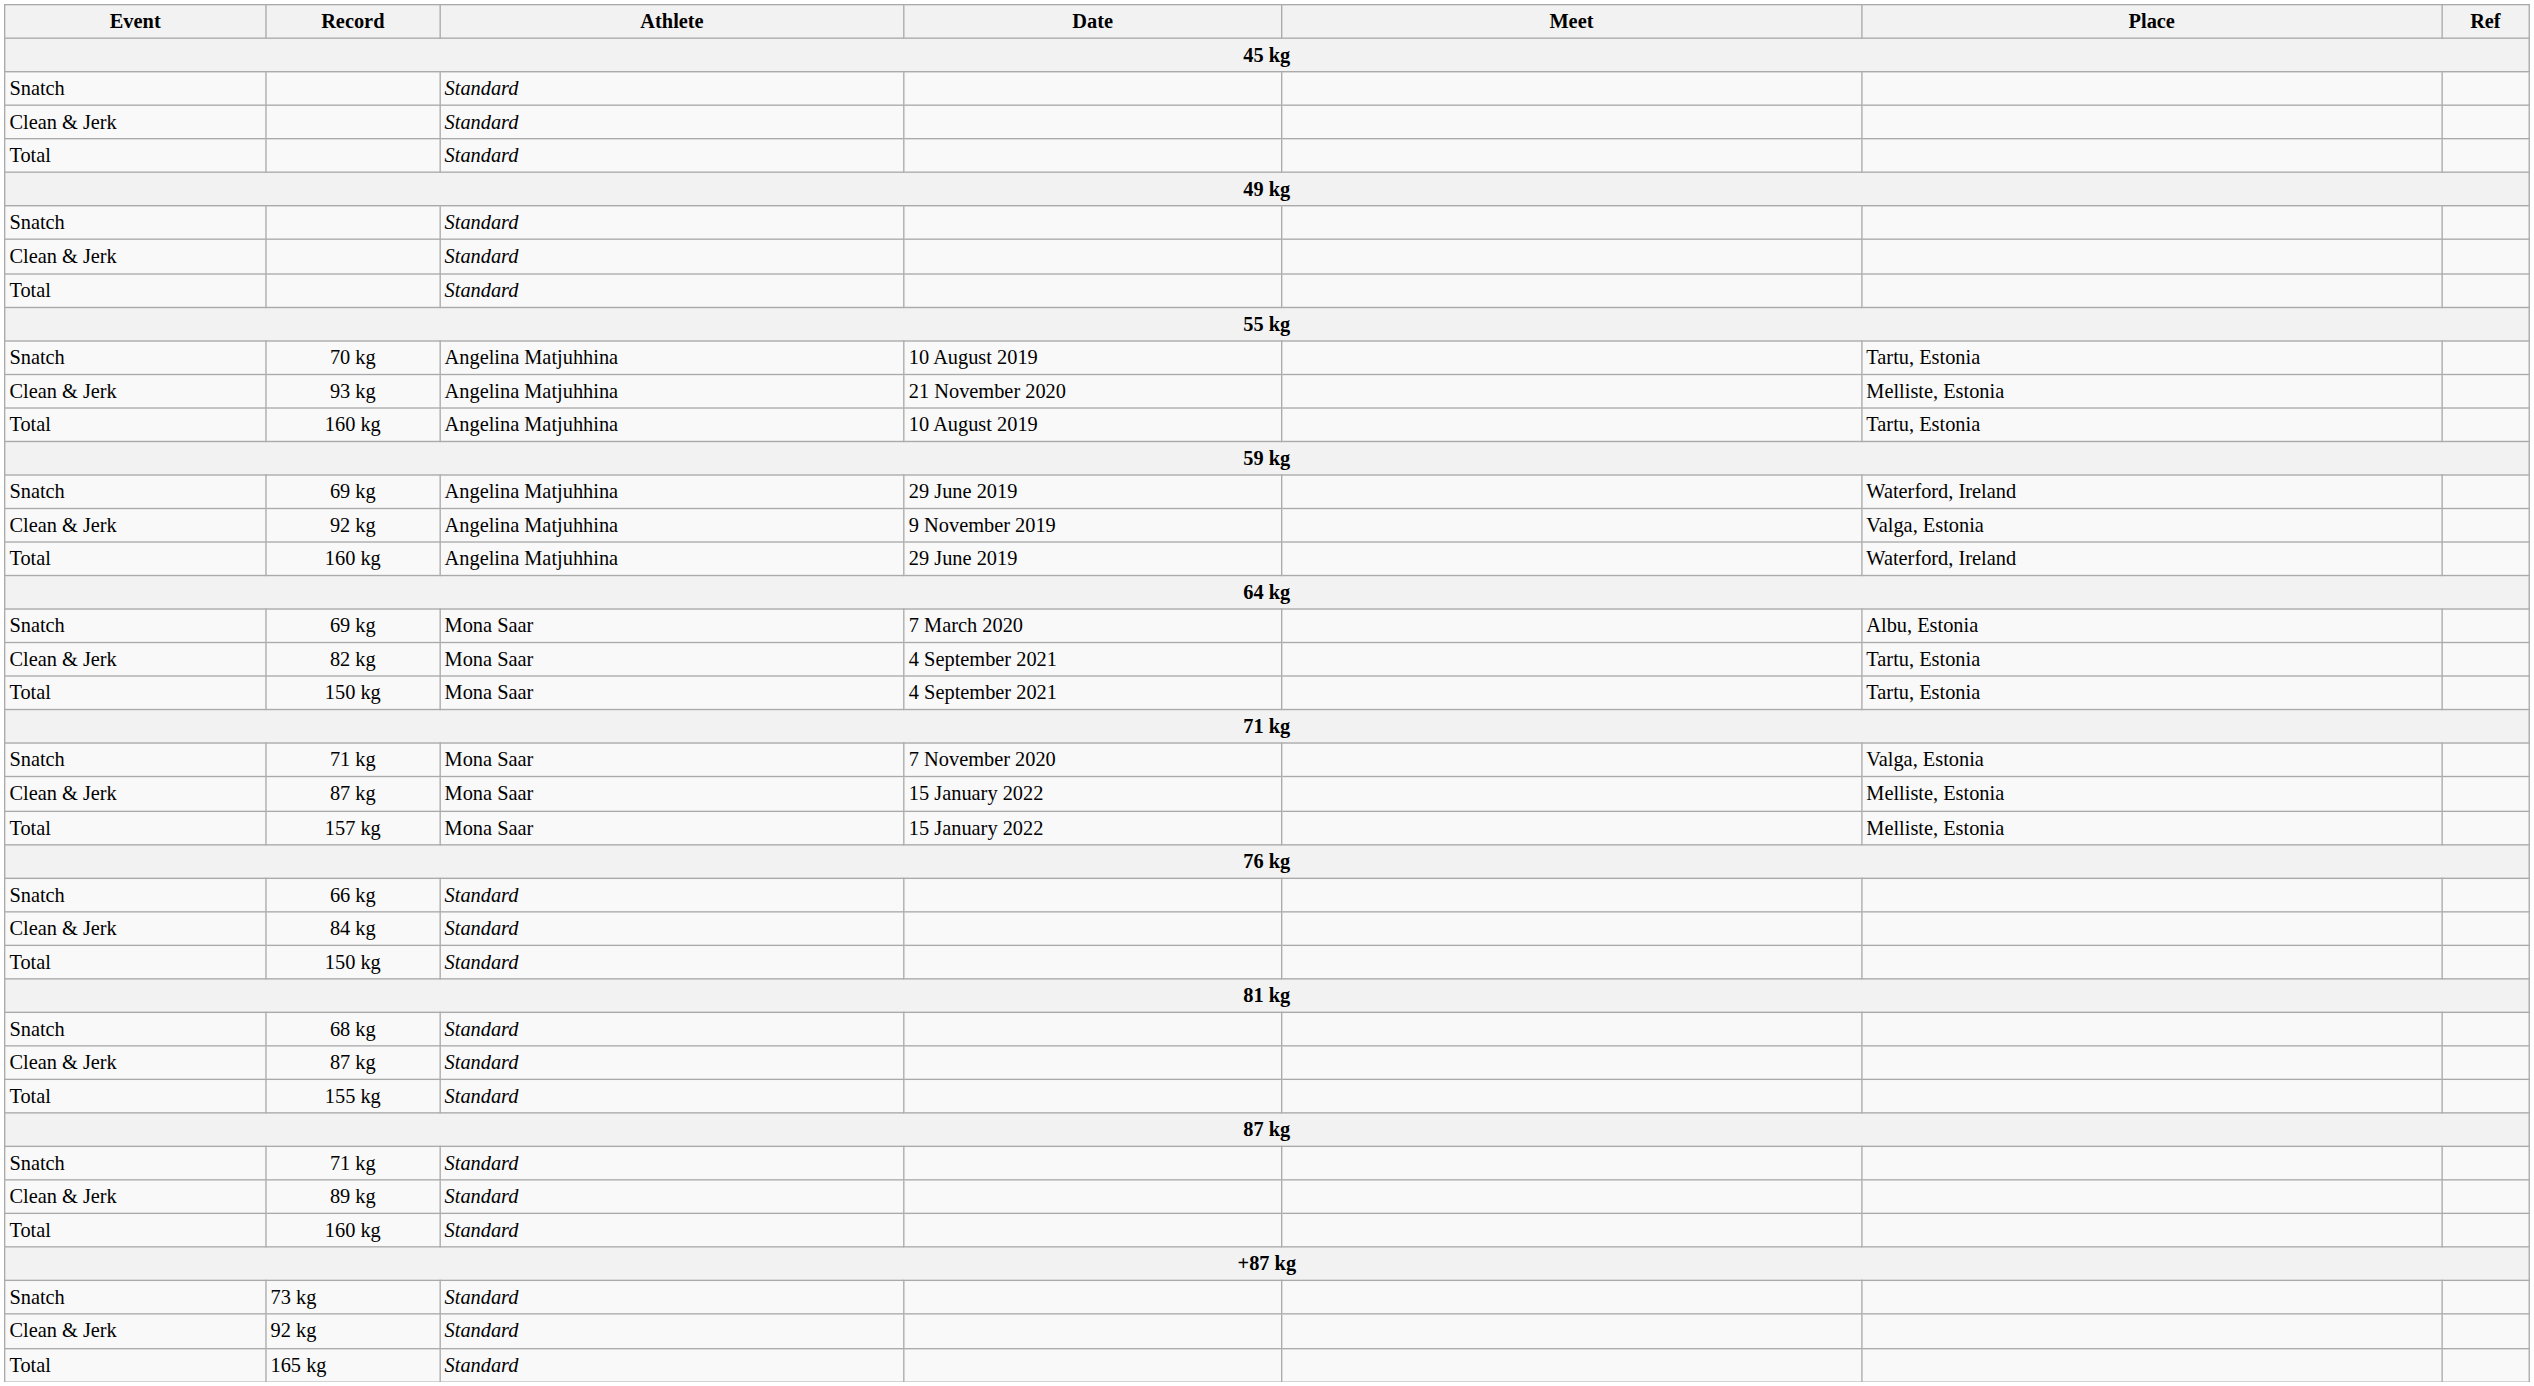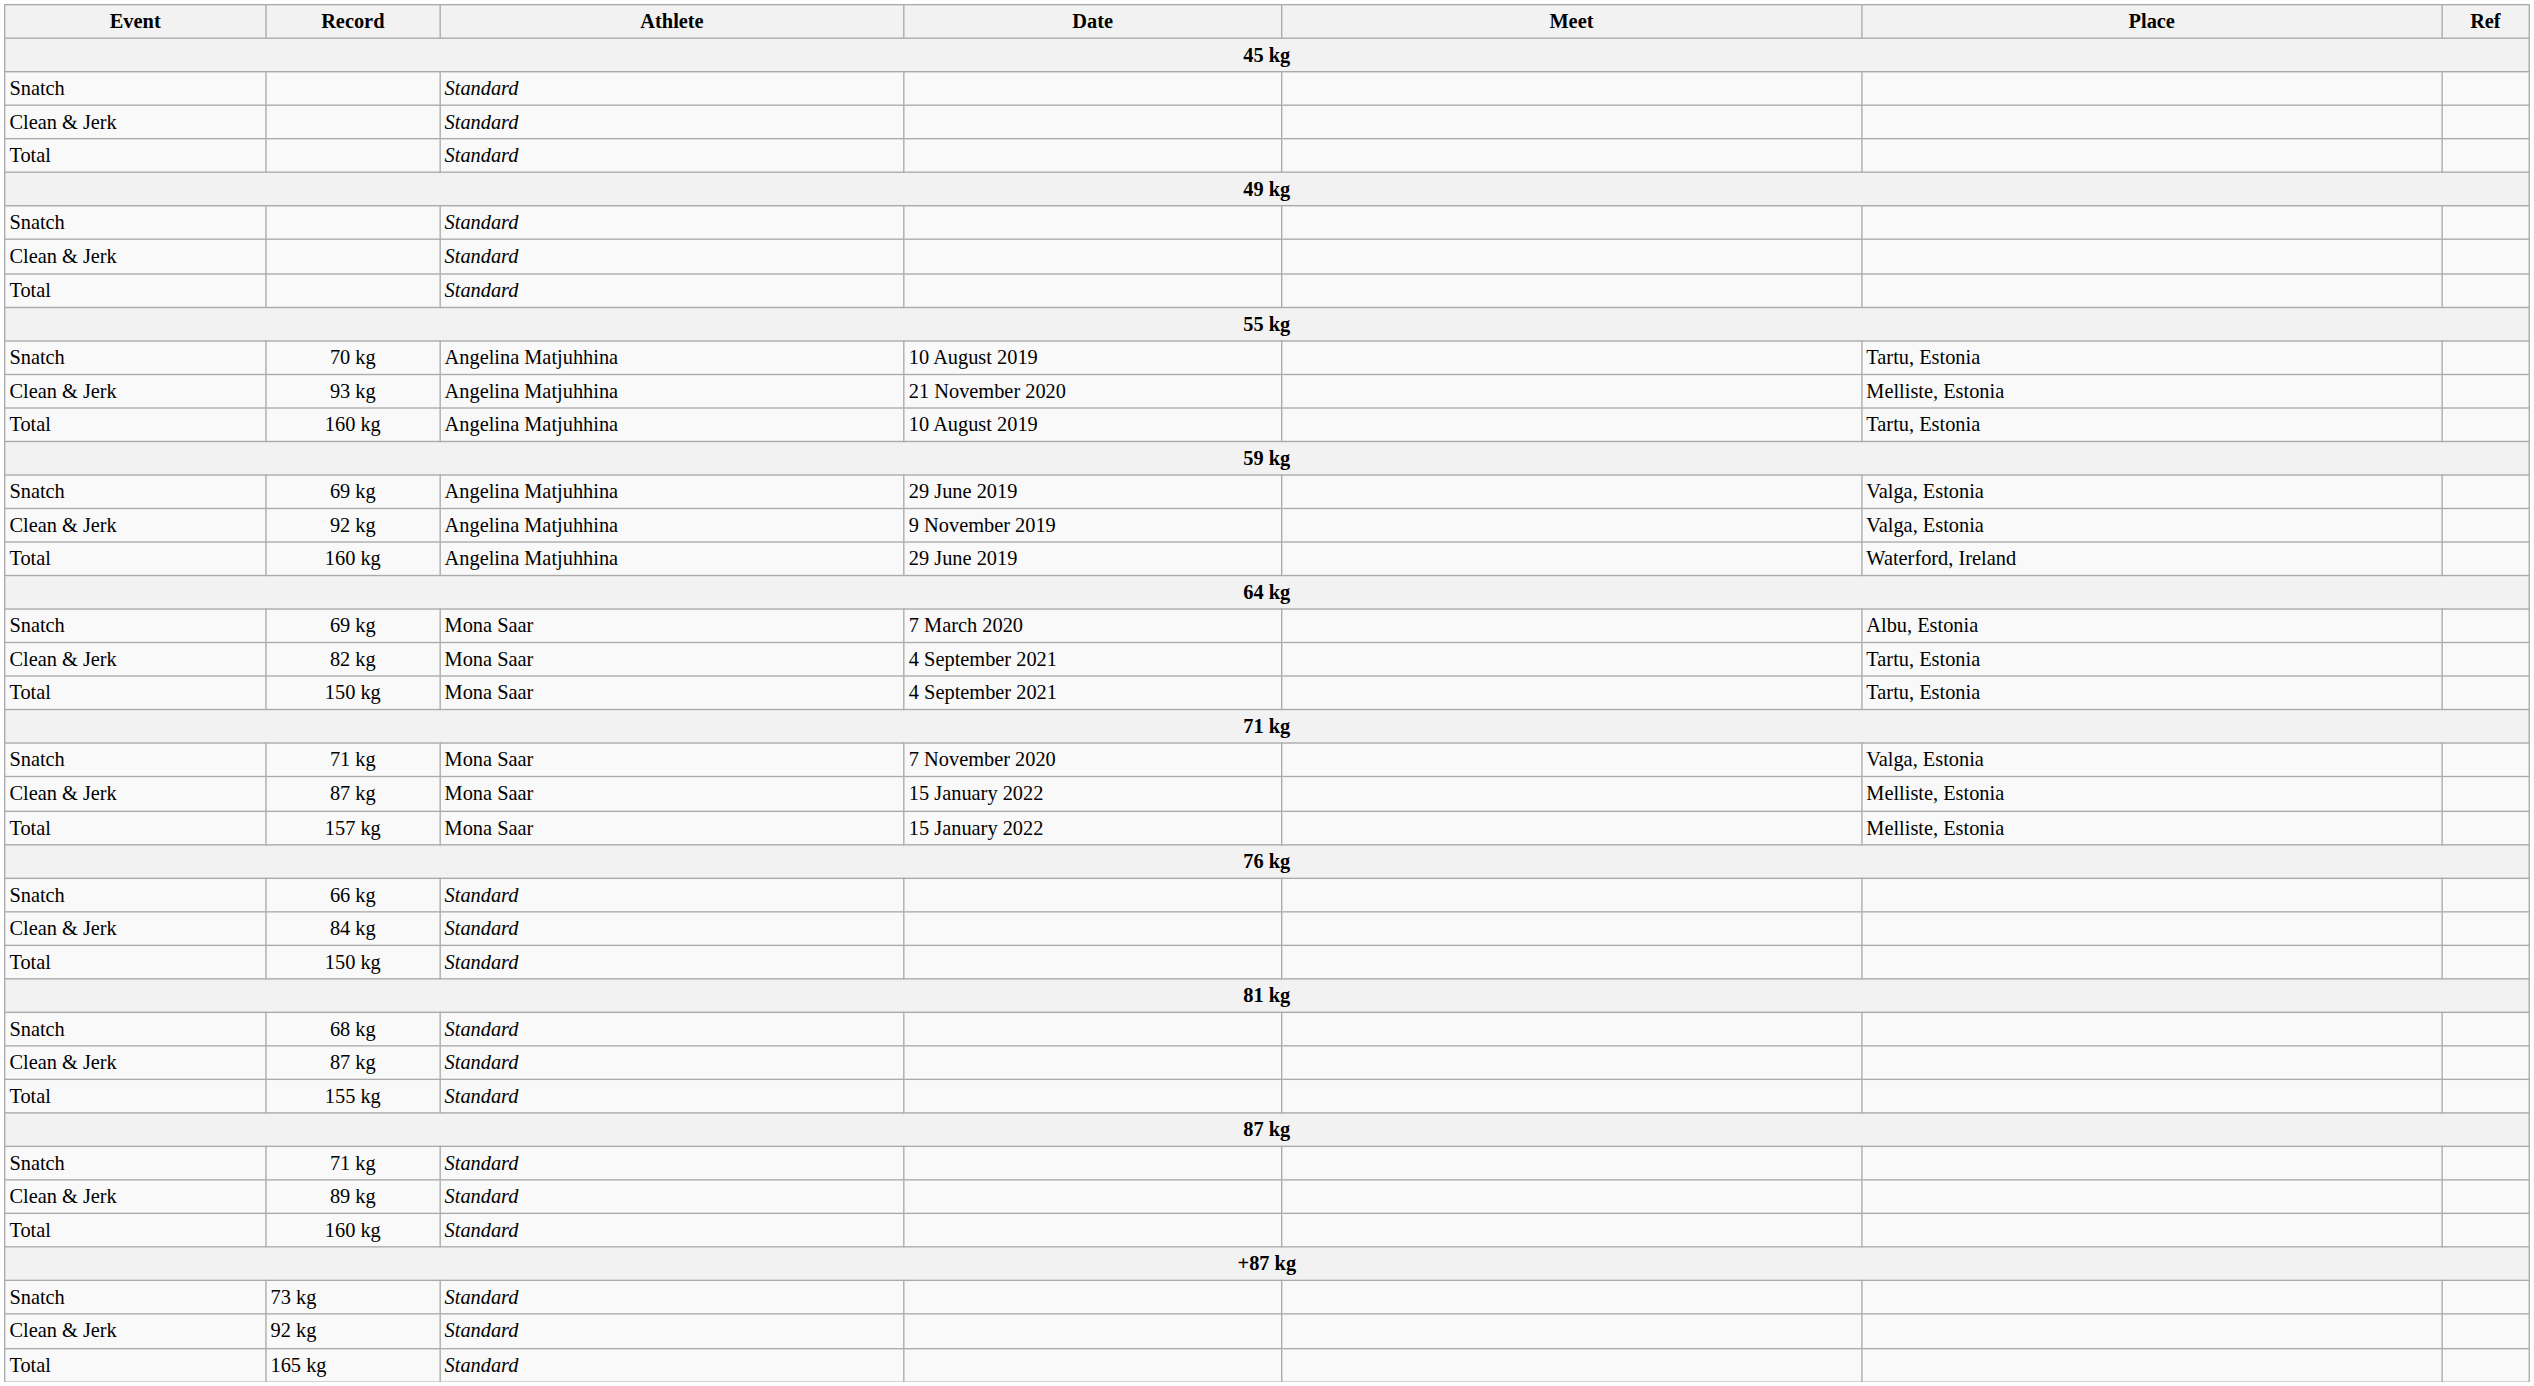(1941, 491) Waterford, Ireland -> (1925, 491) Valga, Estonia
